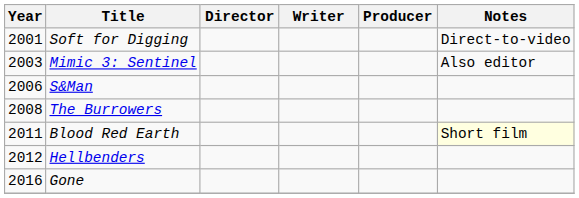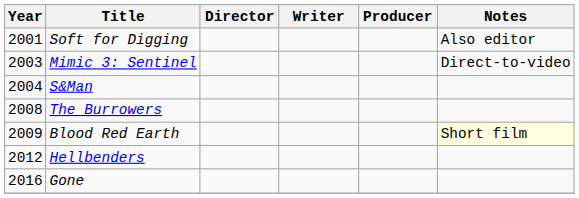(506, 40) Direct-to-video -> (488, 40) Also editor
(488, 63) Also editor -> (506, 63) Direct-to-video
(25, 87) 2006 -> (25, 87) 2004
(25, 134) 2011 -> (25, 134) 2009
